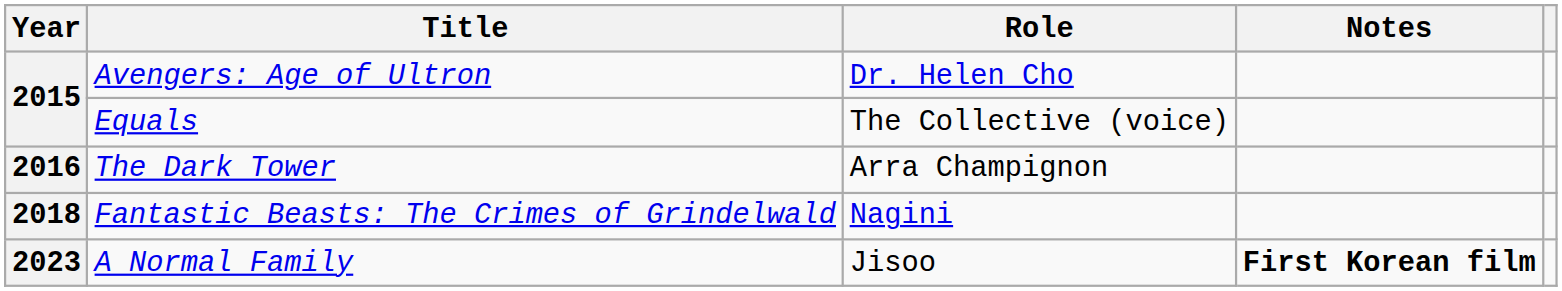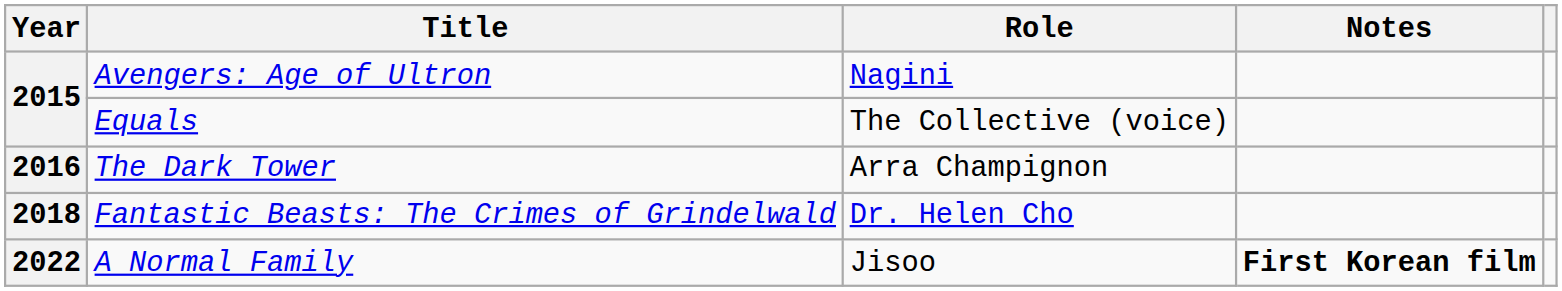(962, 75) Dr. Helen Cho -> (901, 75) Nagini
(901, 216) Nagini -> (962, 216) Dr. Helen Cho
(46, 263) 2023 -> (46, 263) 2022
